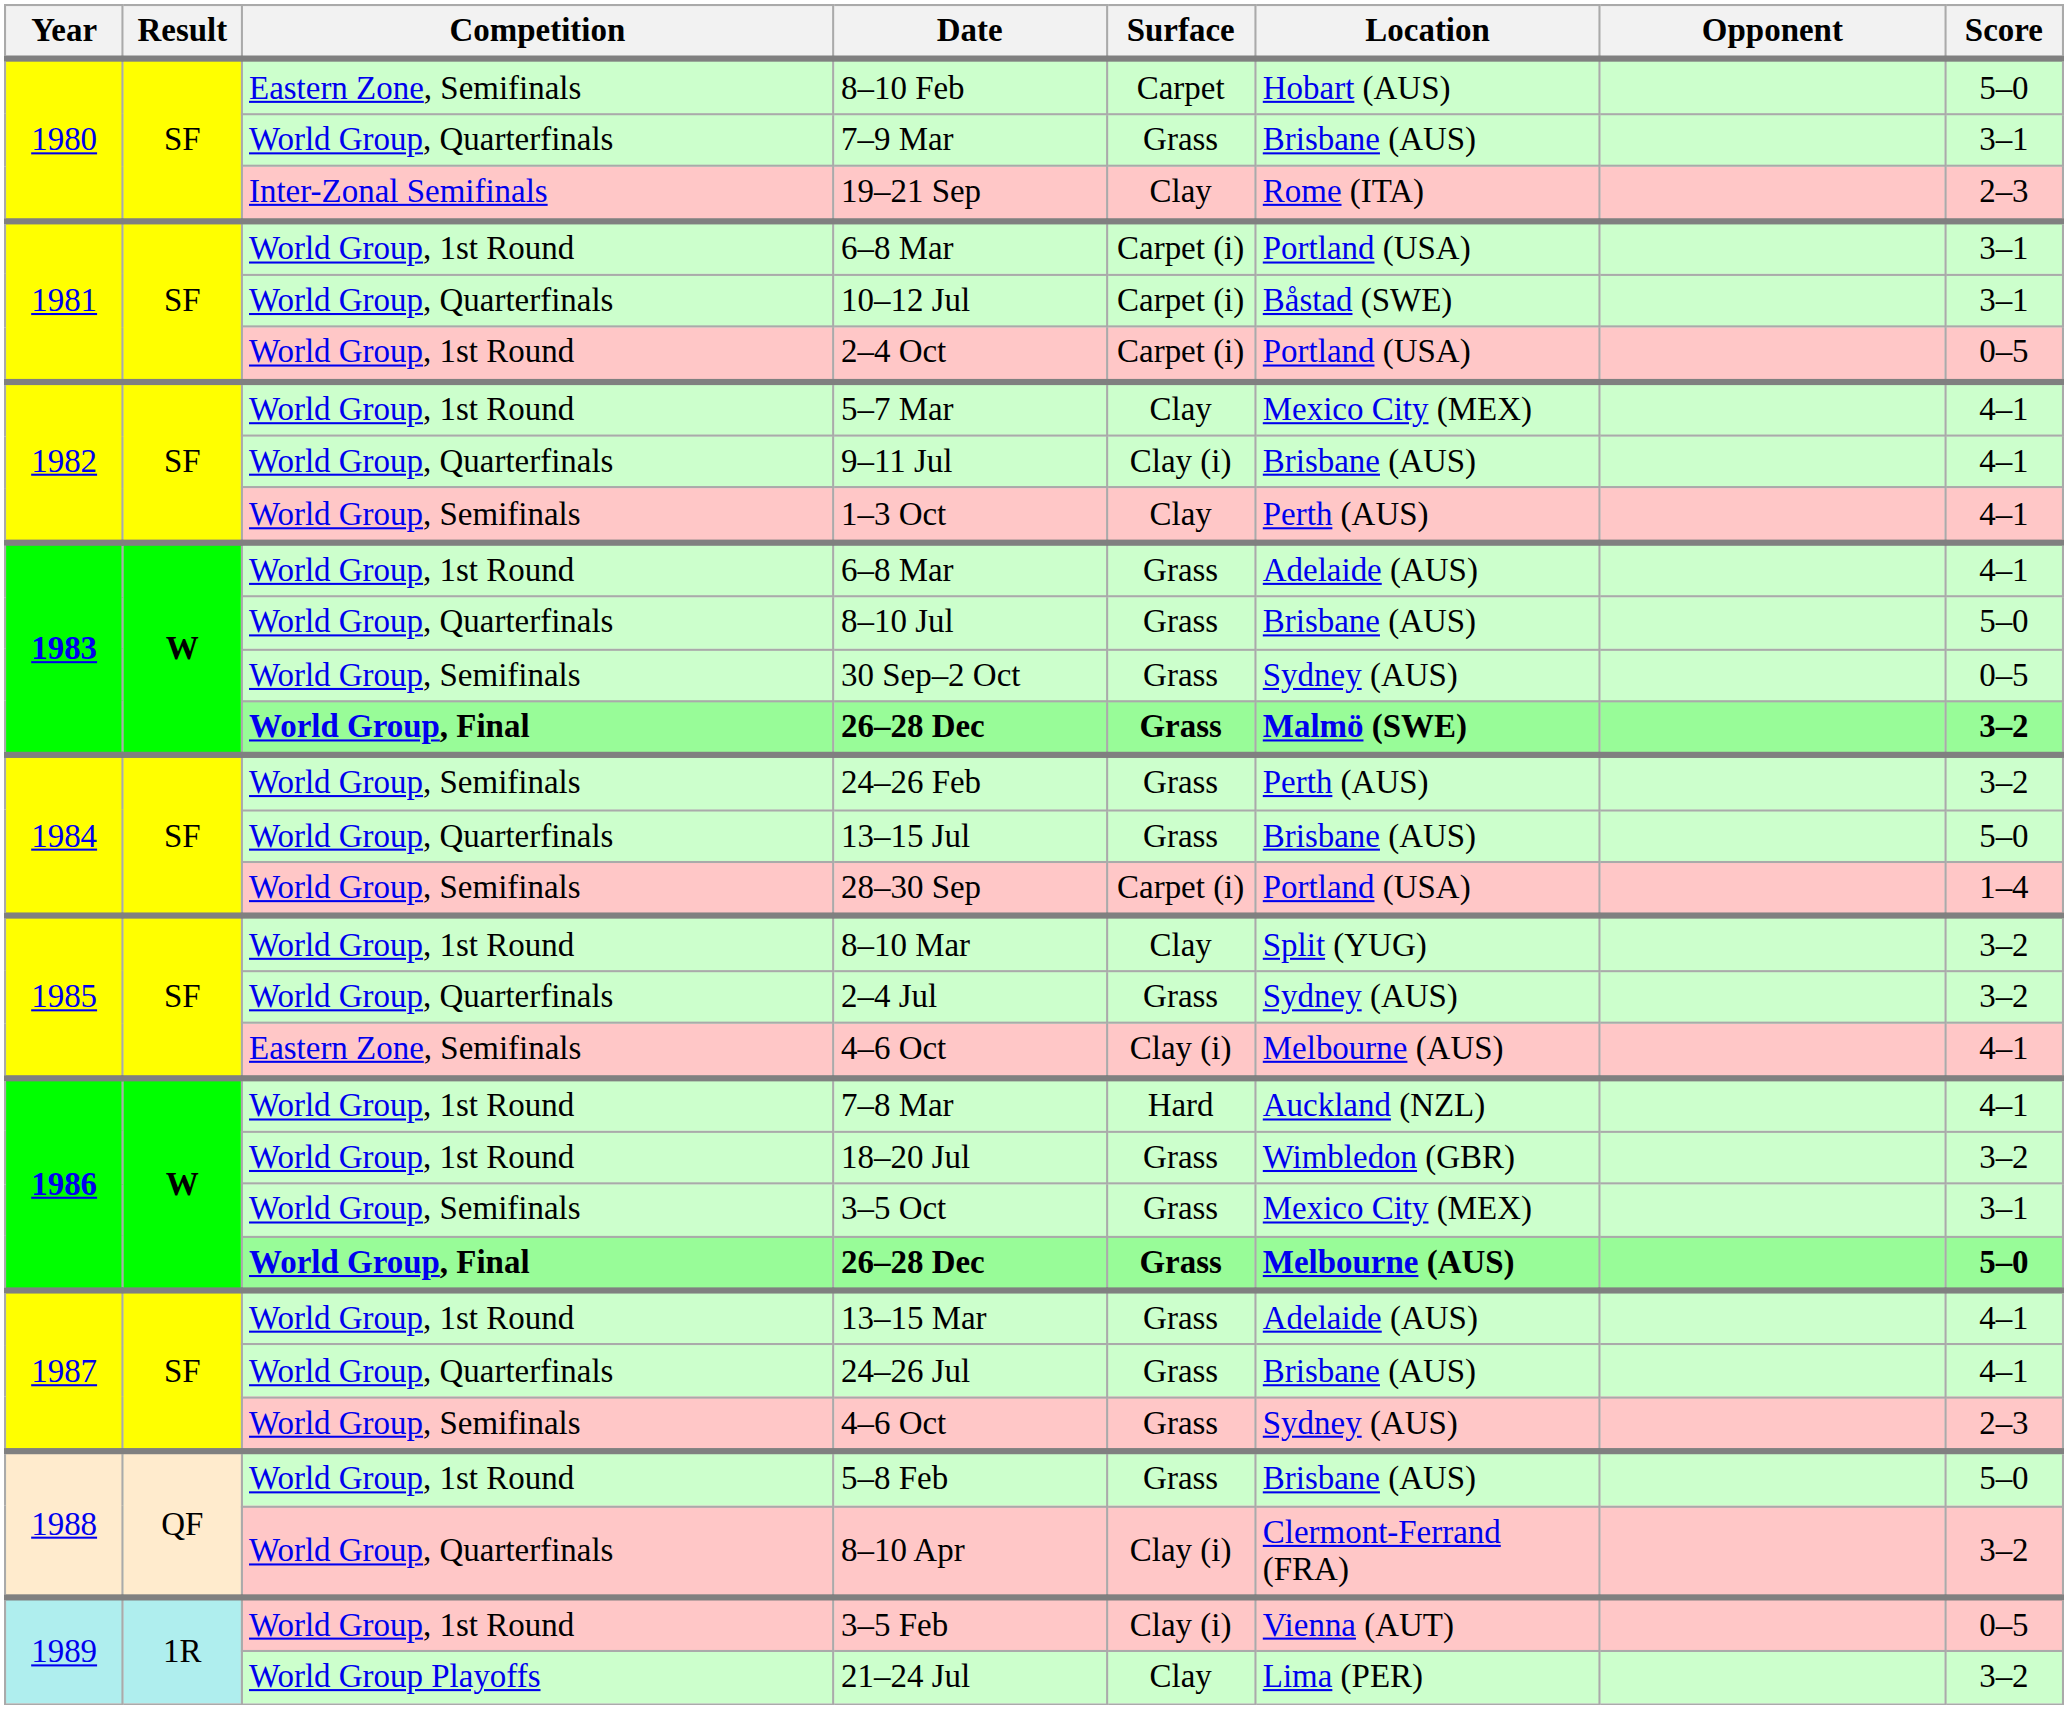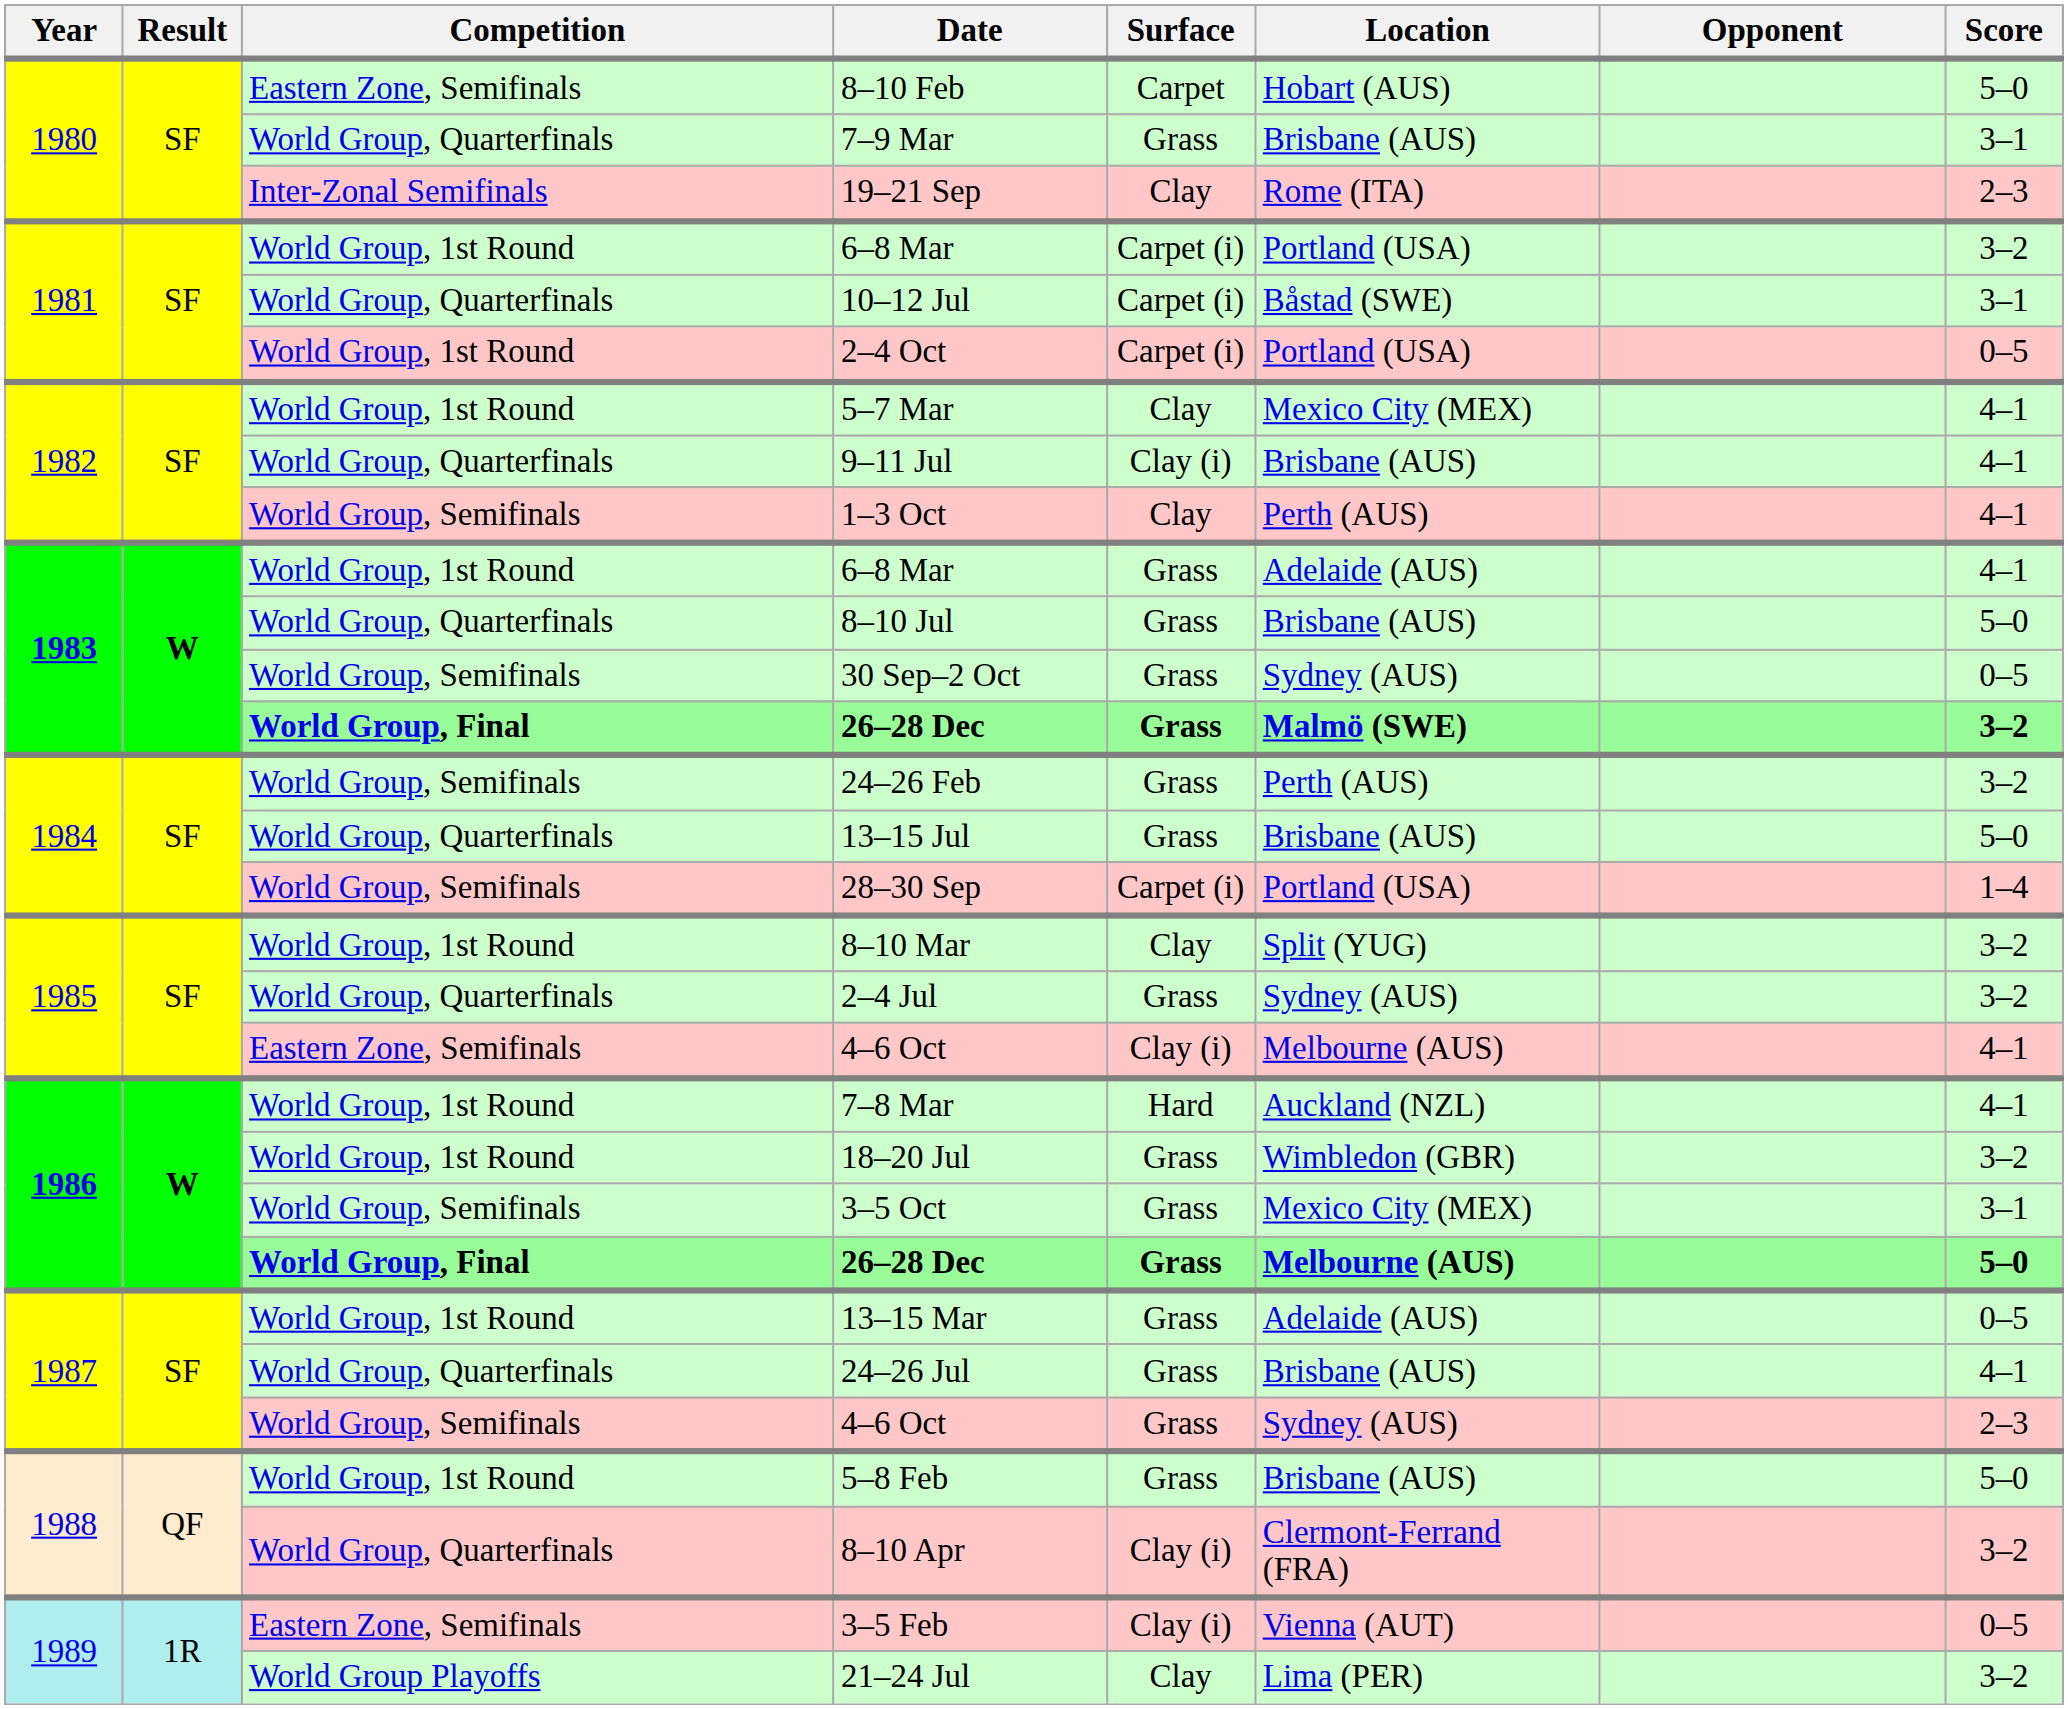(2004, 247) 3–1 -> (2004, 247) 3–2
(2004, 1318) 4–1 -> (2004, 1318) 0–5
(412, 1624) World Group, 1st Round -> (415, 1624) Eastern Zone, Semifinals
